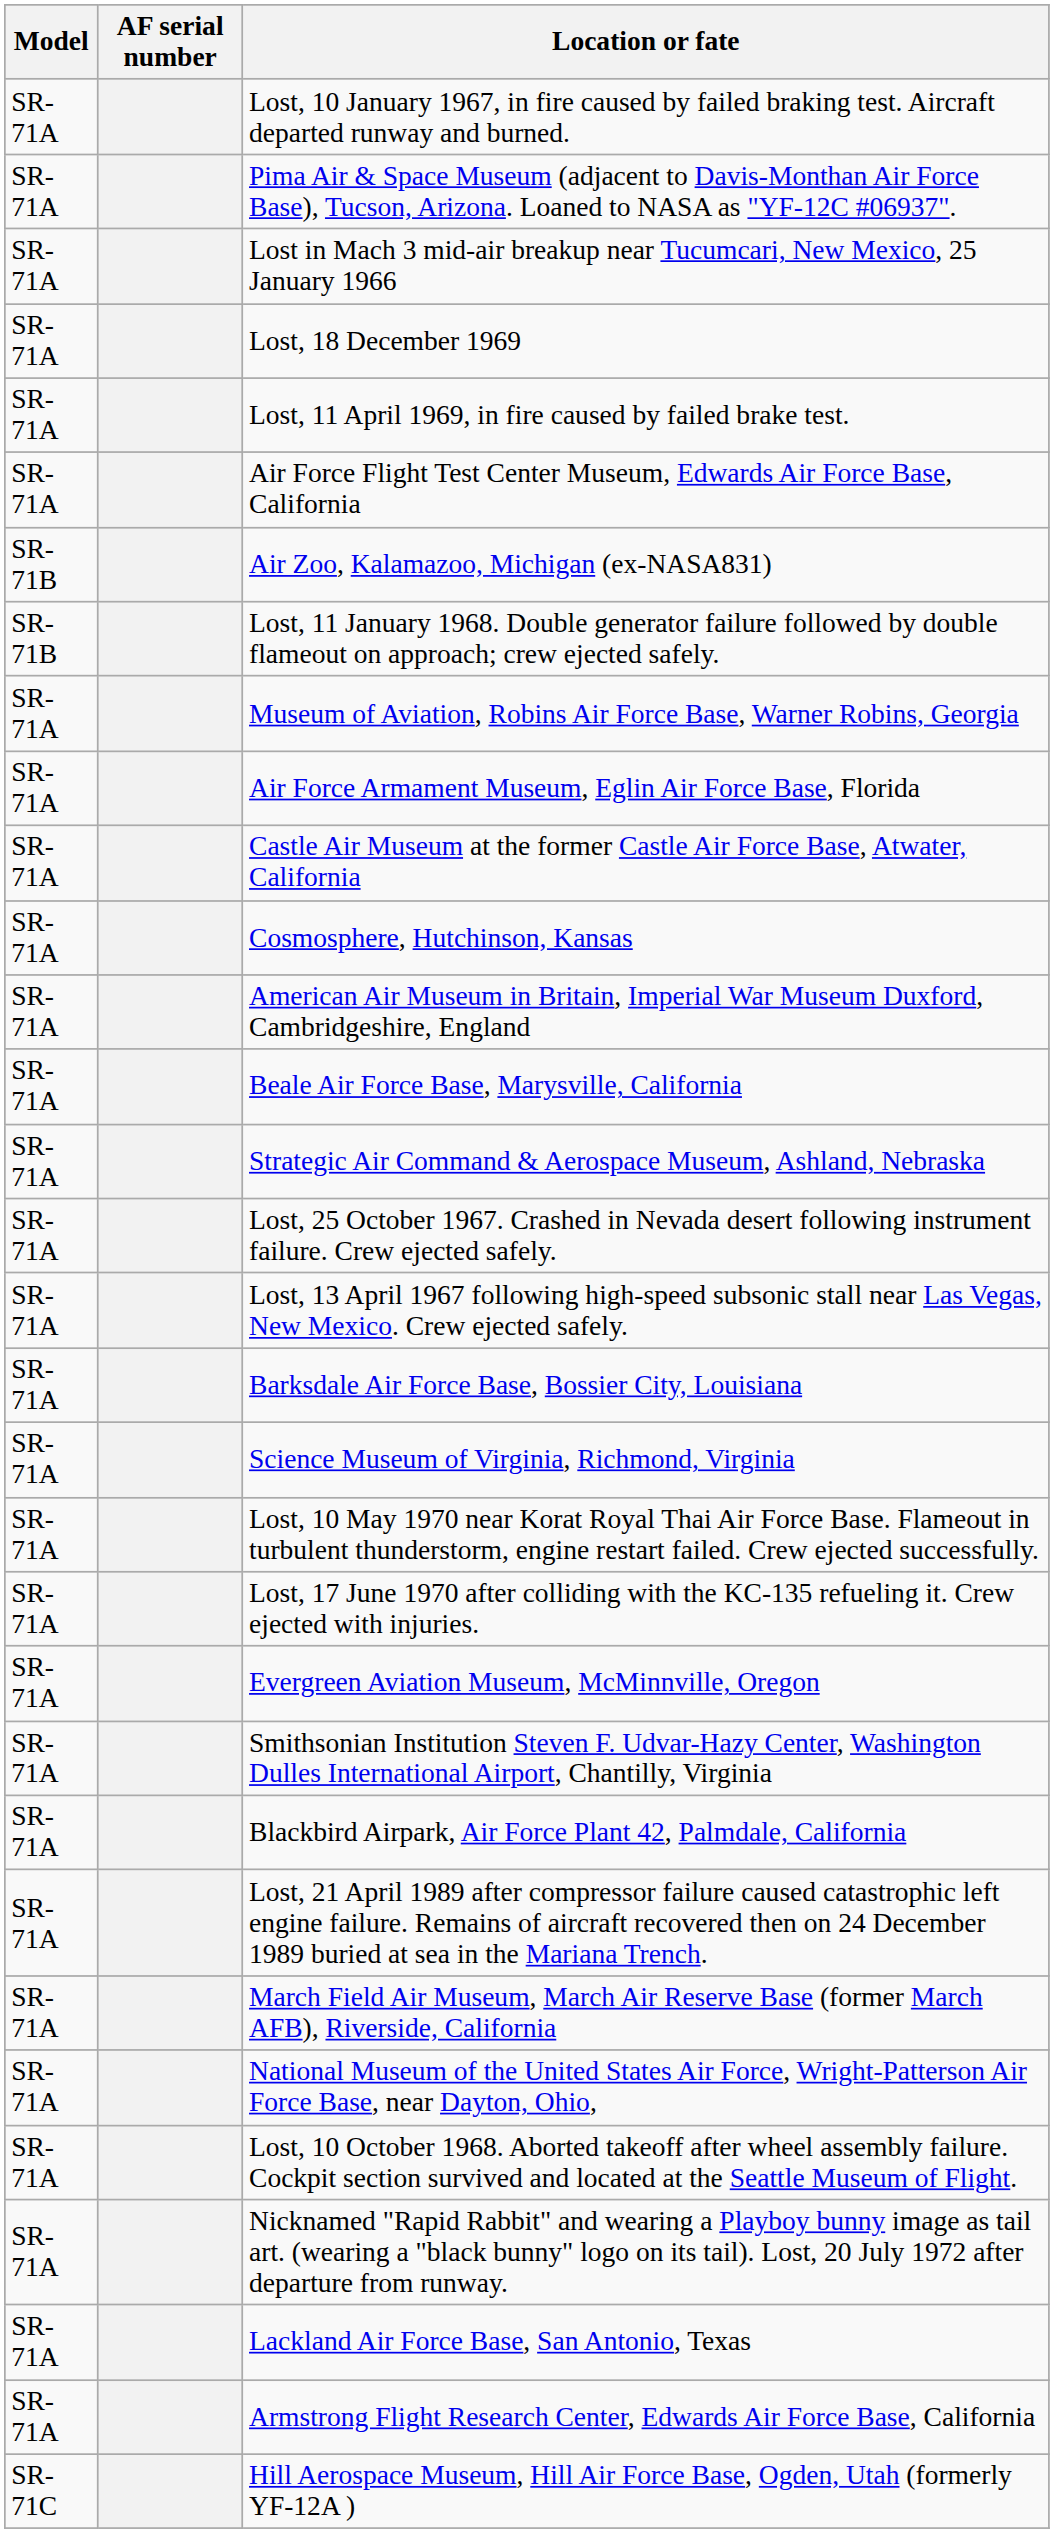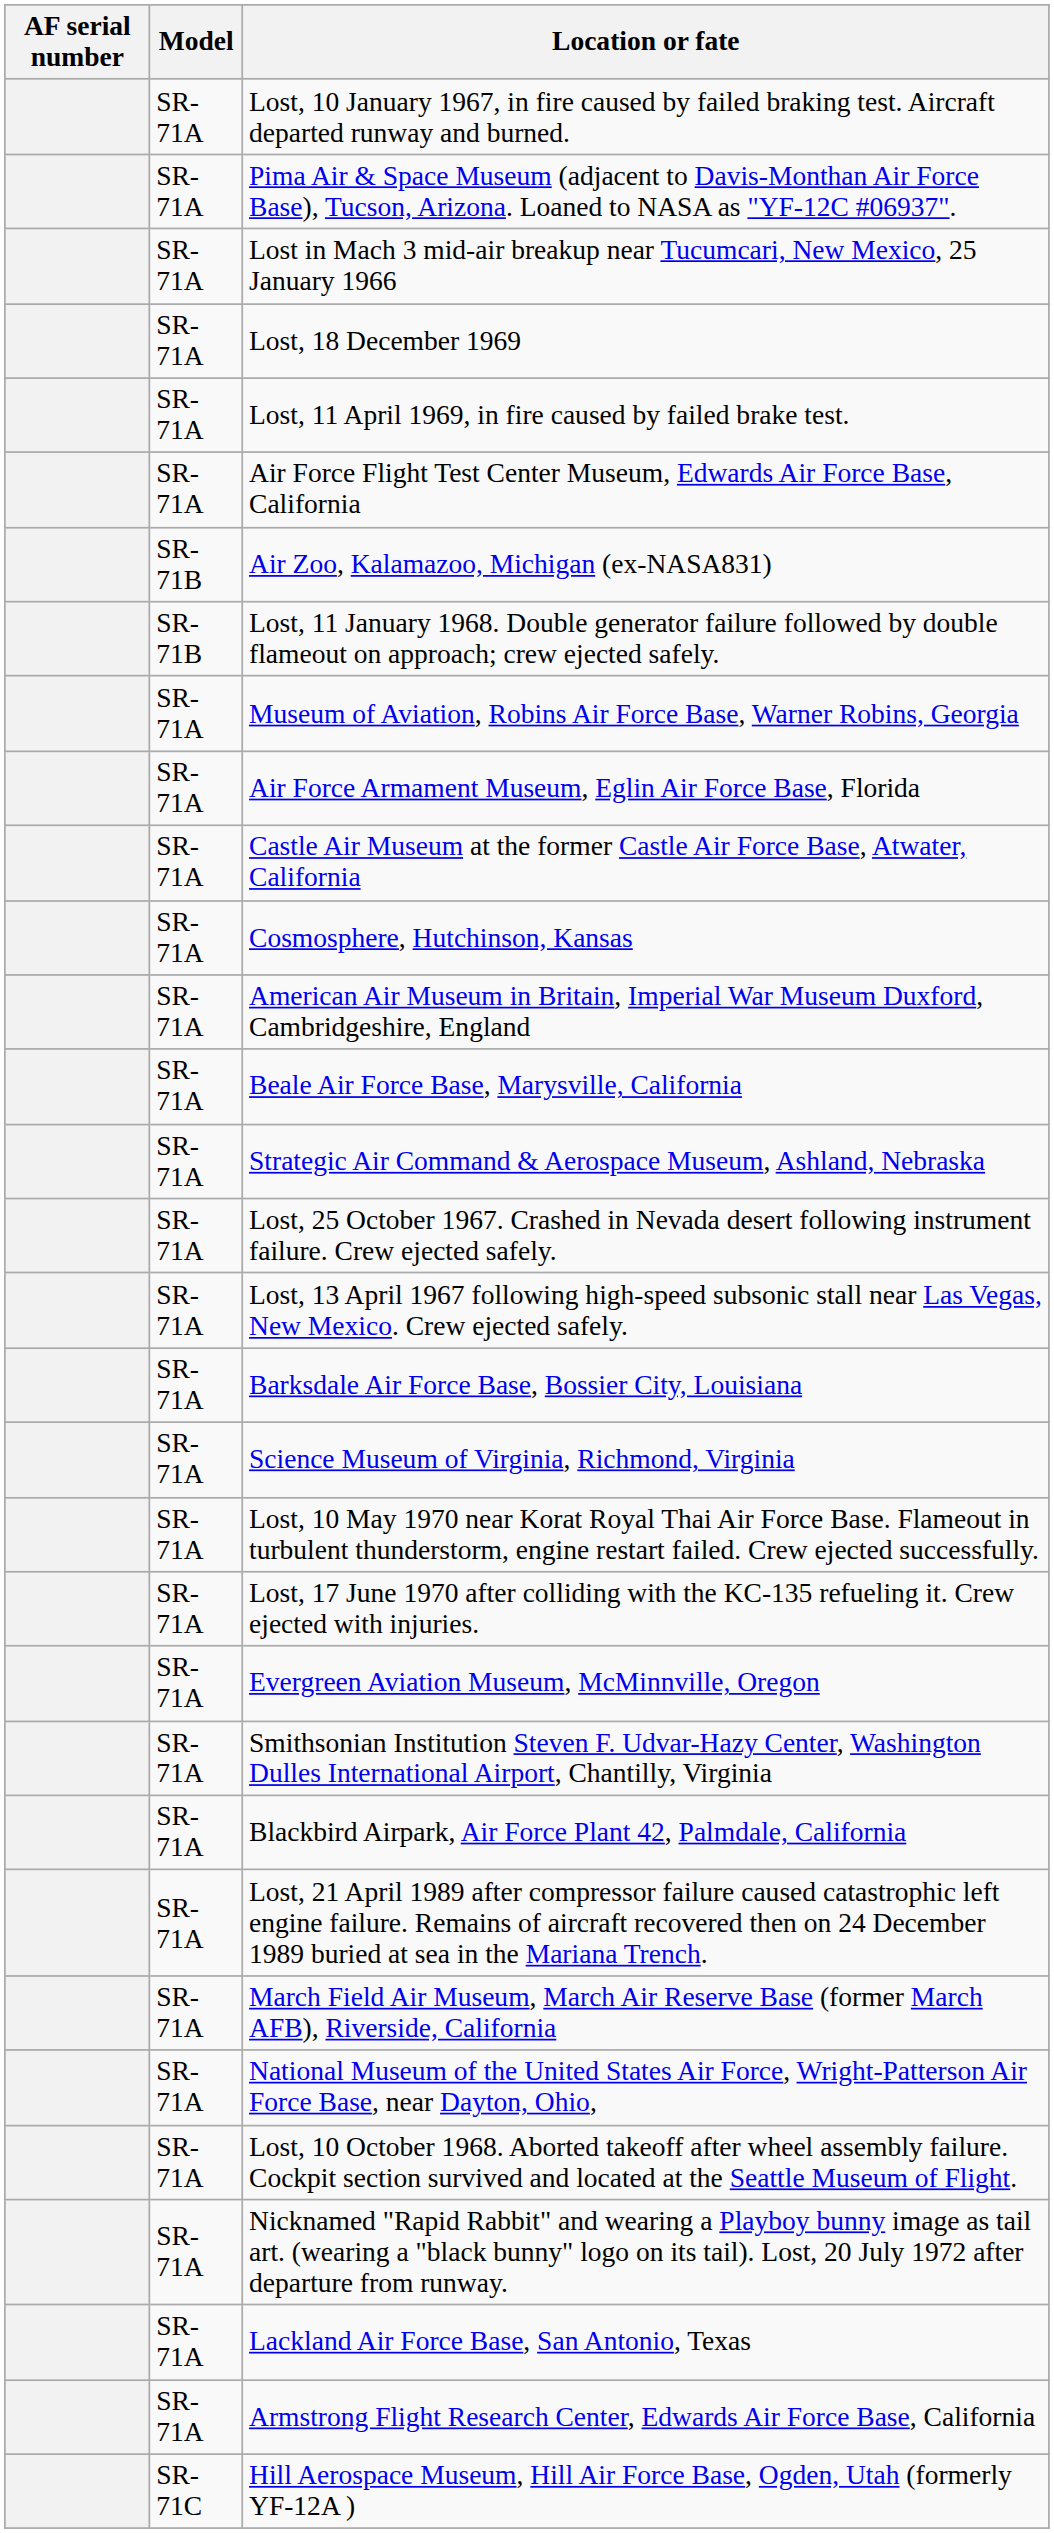columns swapped: (170, 41) <-> (51, 41)
